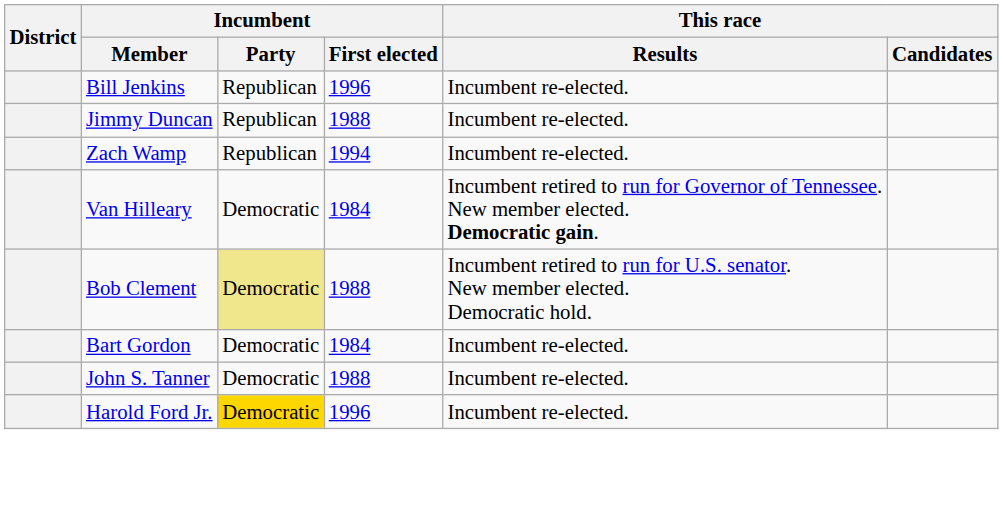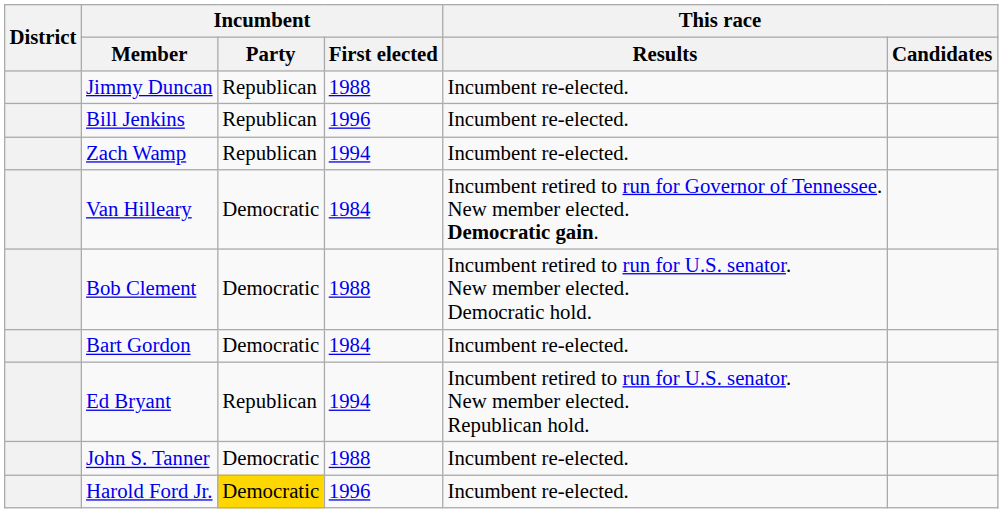rows swapped: (135, 86) <-> (149, 119)
(271, 289) khaki background -> (271, 289) no background
+ row: (128, 401)
